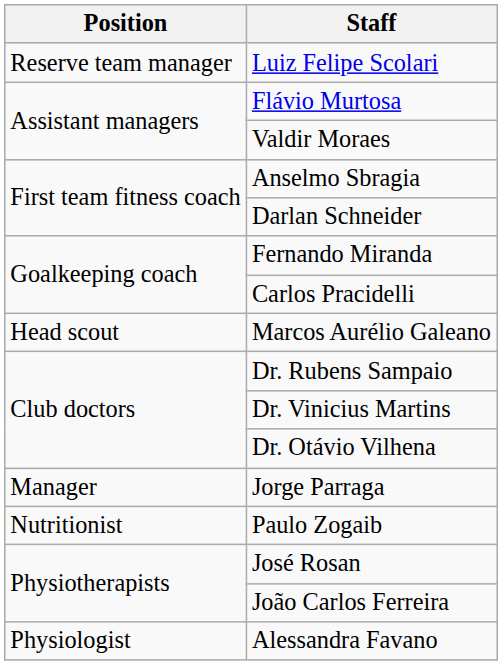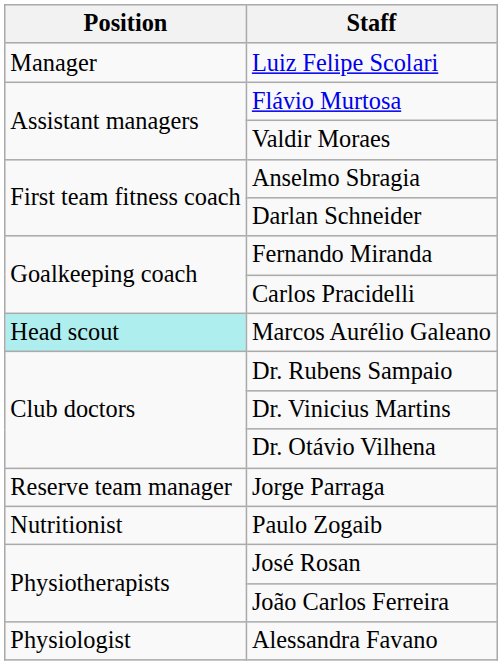(121, 62) Reserve team manager -> (54, 62) Manager
(65, 332) no background -> (65, 332) paleturquoise background
(54, 486) Manager -> (121, 486) Reserve team manager
